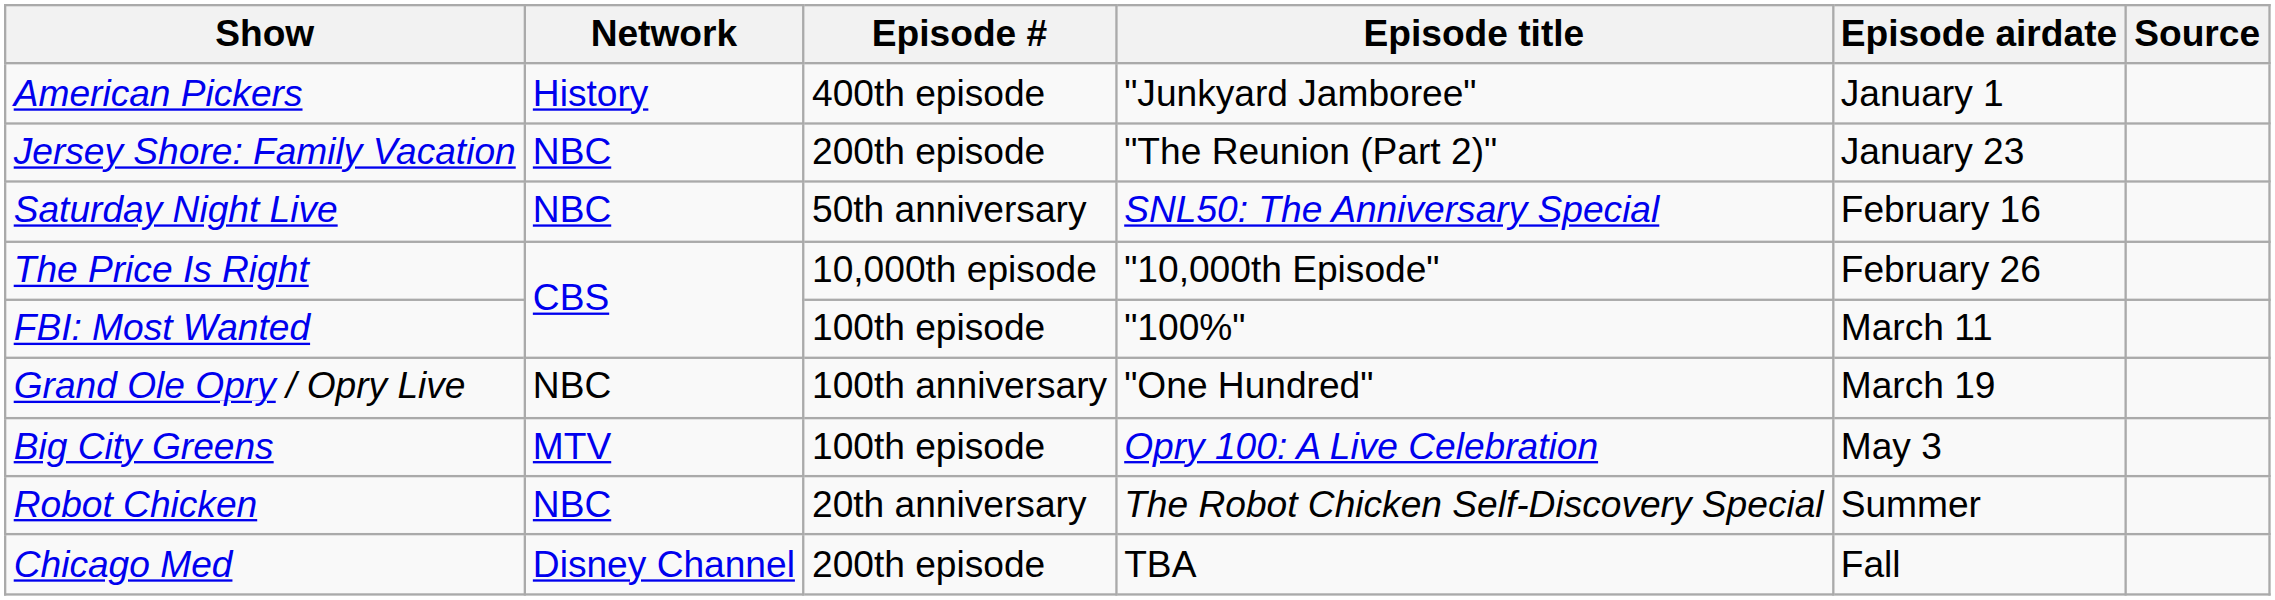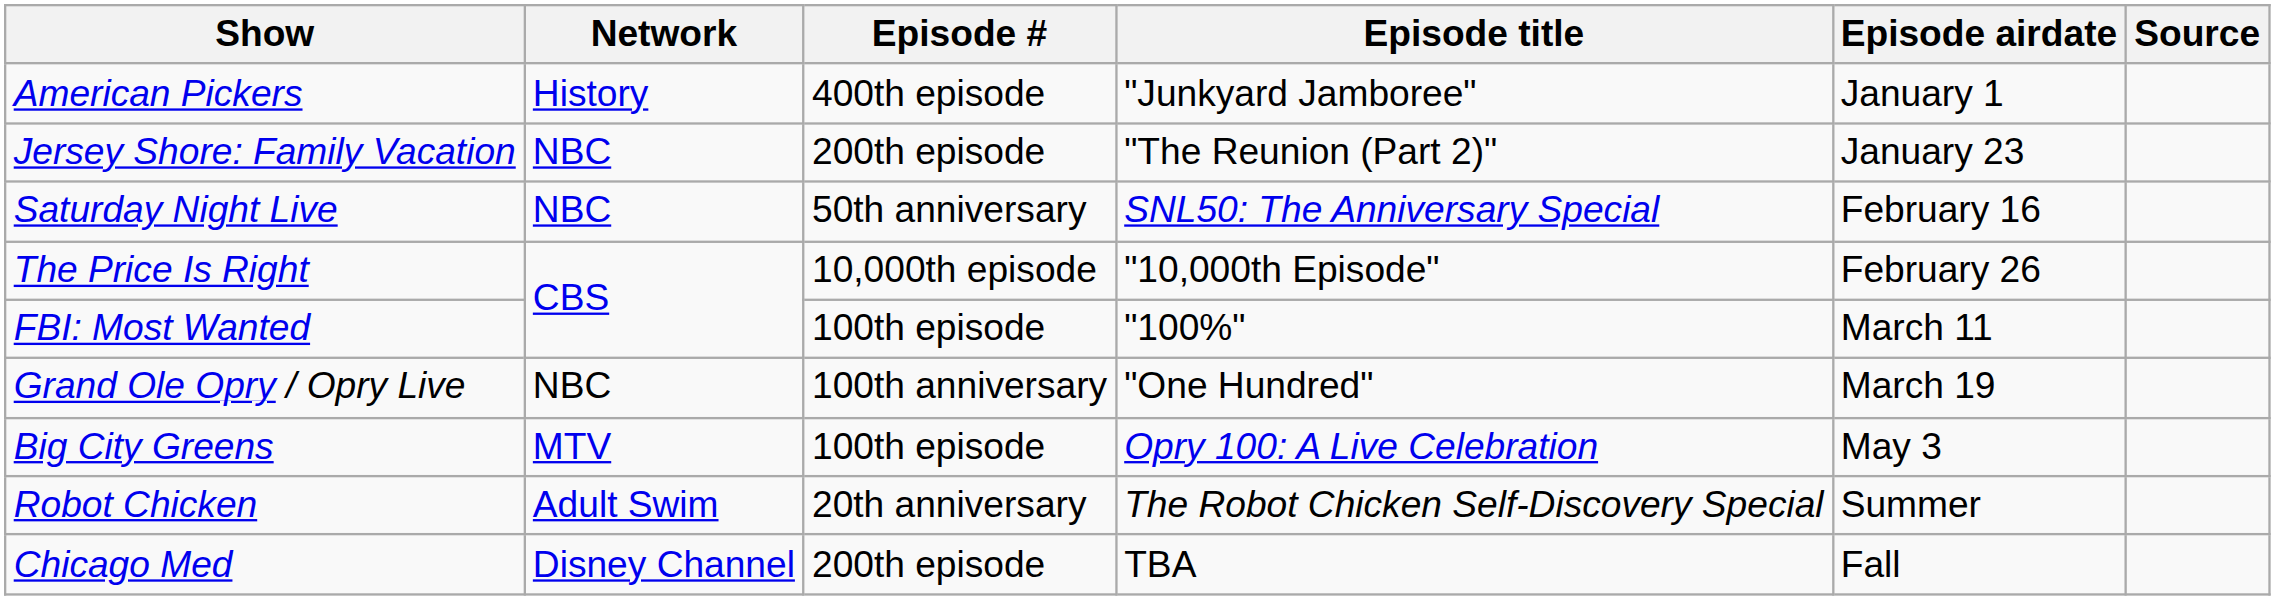(572, 504) NBC -> (626, 504) Adult Swim
